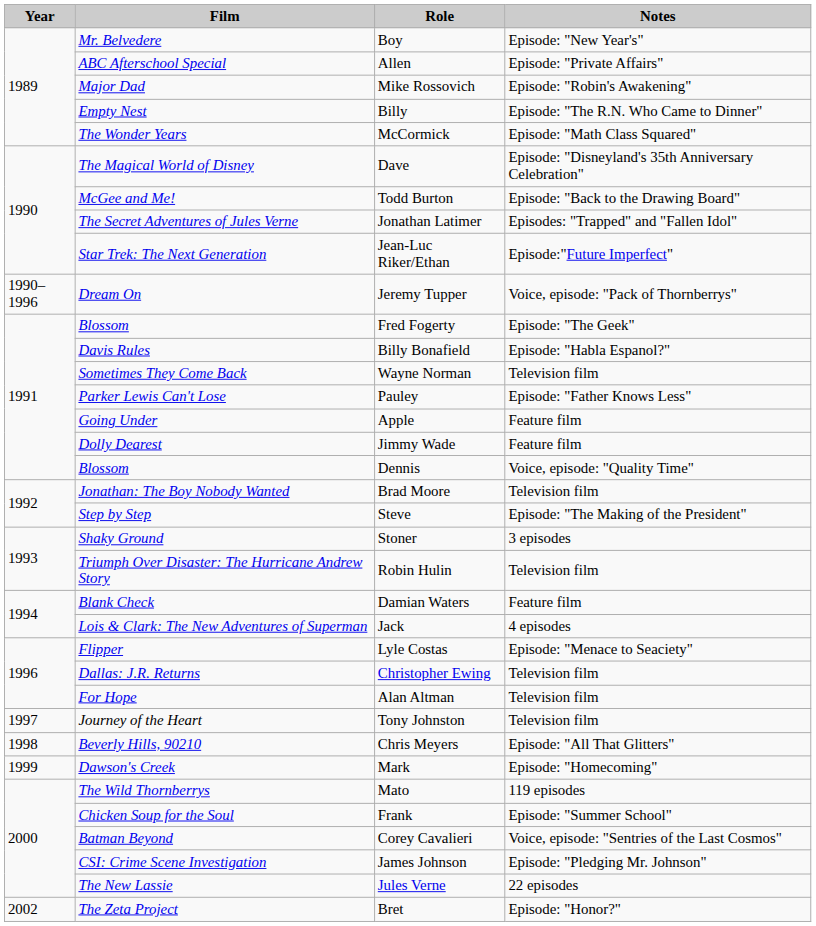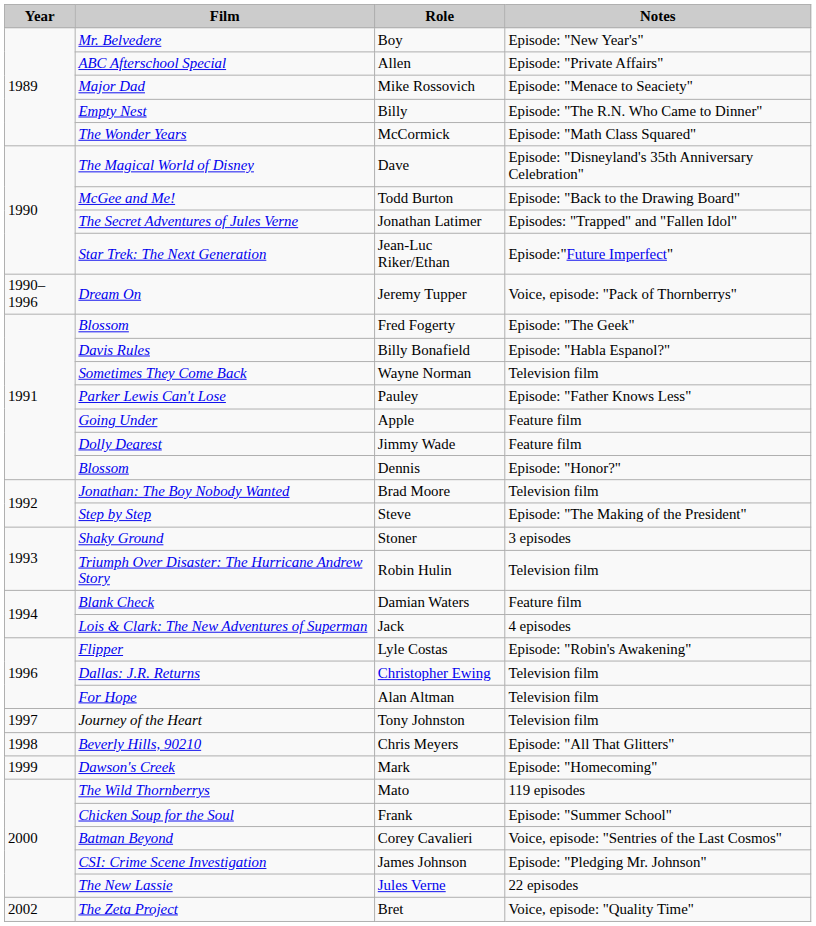(600, 87) Episode: "Robin's Awakening" -> (601, 87) Episode: "Menace to Seaciety"
(601, 467) Voice, episode: "Quality Time" -> (565, 467) Episode: "Honor?"
(601, 649) Episode: "Menace to Seaciety" -> (600, 649) Episode: "Robin's Awakening"
(565, 909) Episode: "Honor?" -> (601, 909) Voice, episode: "Quality Time"
